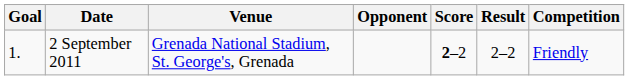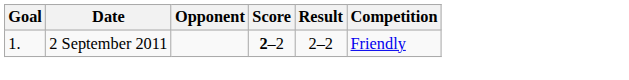- column: (251, 17)
